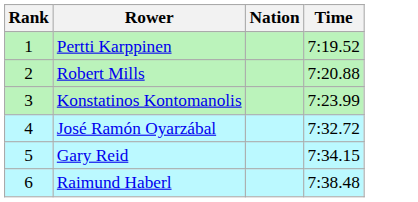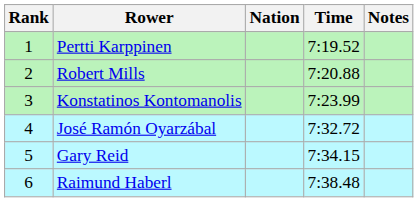+ column: (388, 18)
